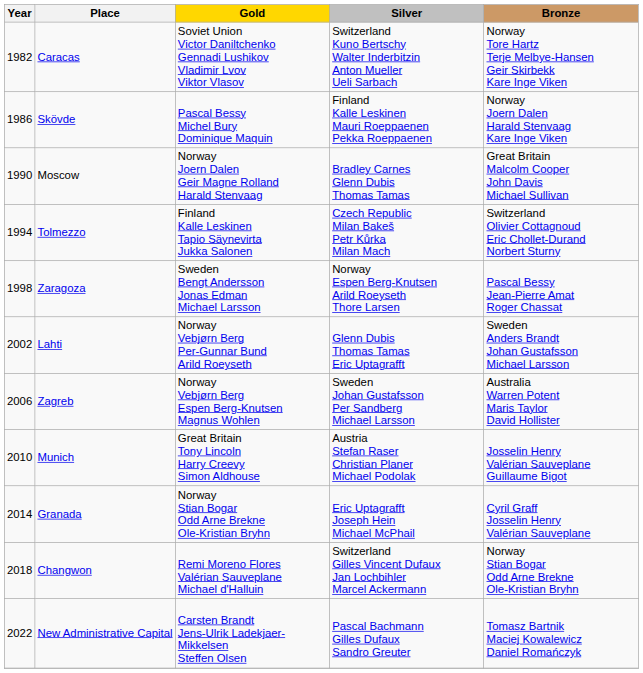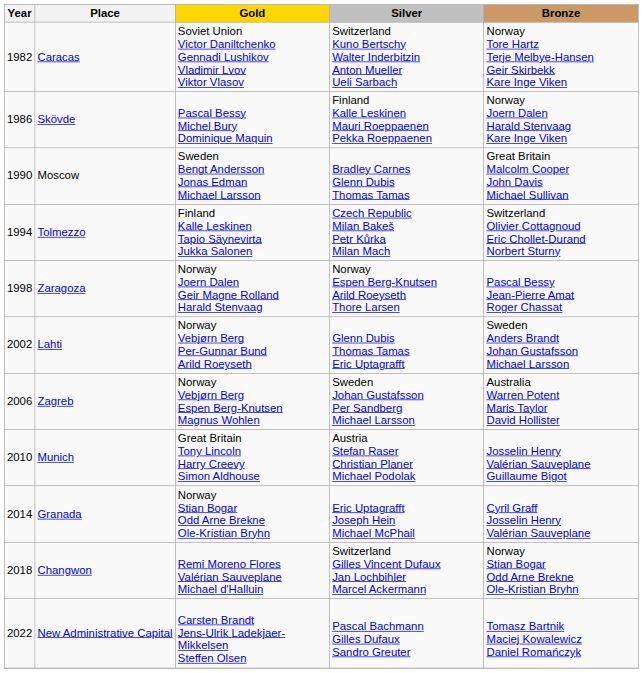(228, 176) Norway Joern Dalen Geir Magne Rolland Harald Stenvaag -> (221, 176) Sweden Bengt Andersson Jonas Edman Michael Larsson
(221, 288) Sweden Bengt Andersson Jonas Edman Michael Larsson -> (228, 288) Norway Joern Dalen Geir Magne Rolland Harald Stenvaag
